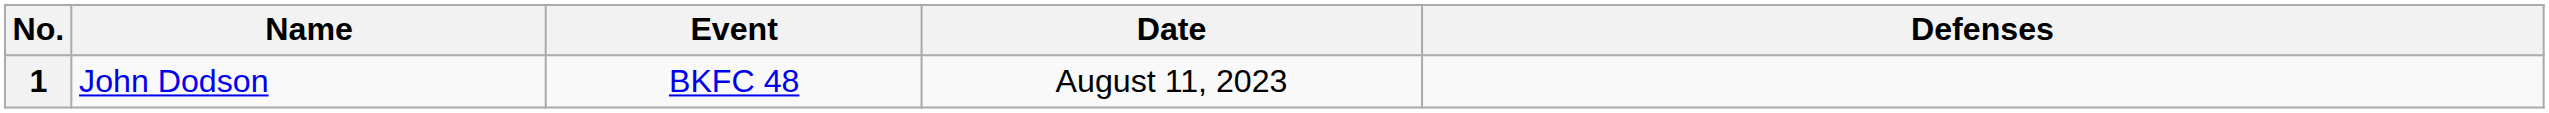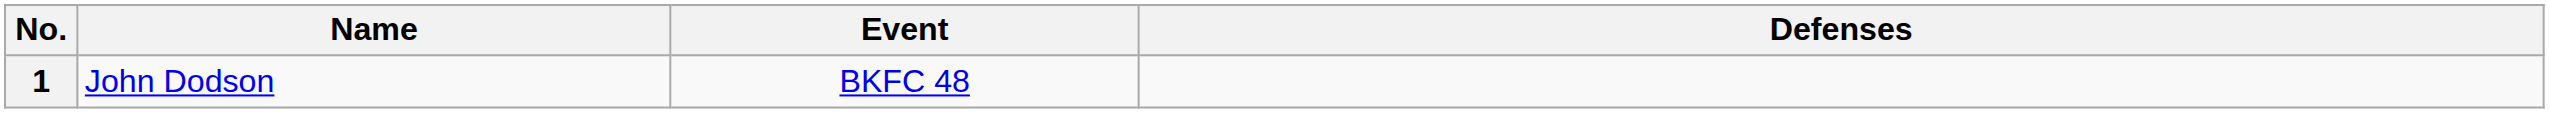- column: (1172, 30)
